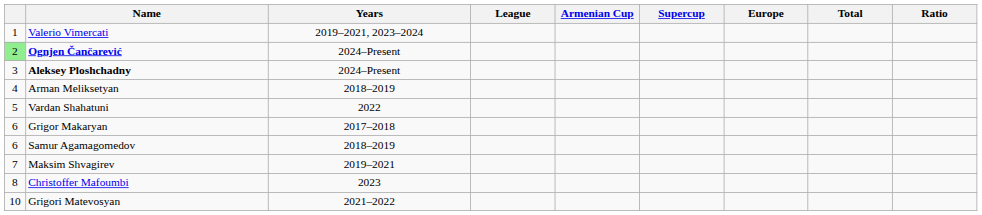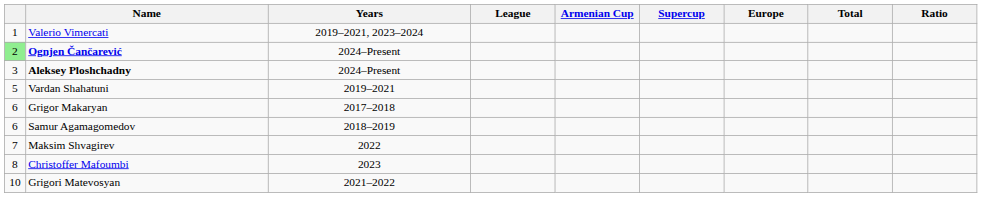- row: (74, 89)
(369, 108) 2022 -> (369, 89) 2019–2021
(369, 164) 2019–2021 -> (369, 145) 2022
